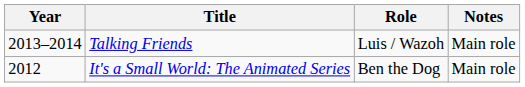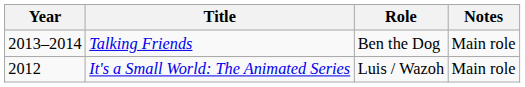(401, 43) Luis / Wazoh -> (399, 43) Ben the Dog
(399, 69) Ben the Dog -> (401, 69) Luis / Wazoh
